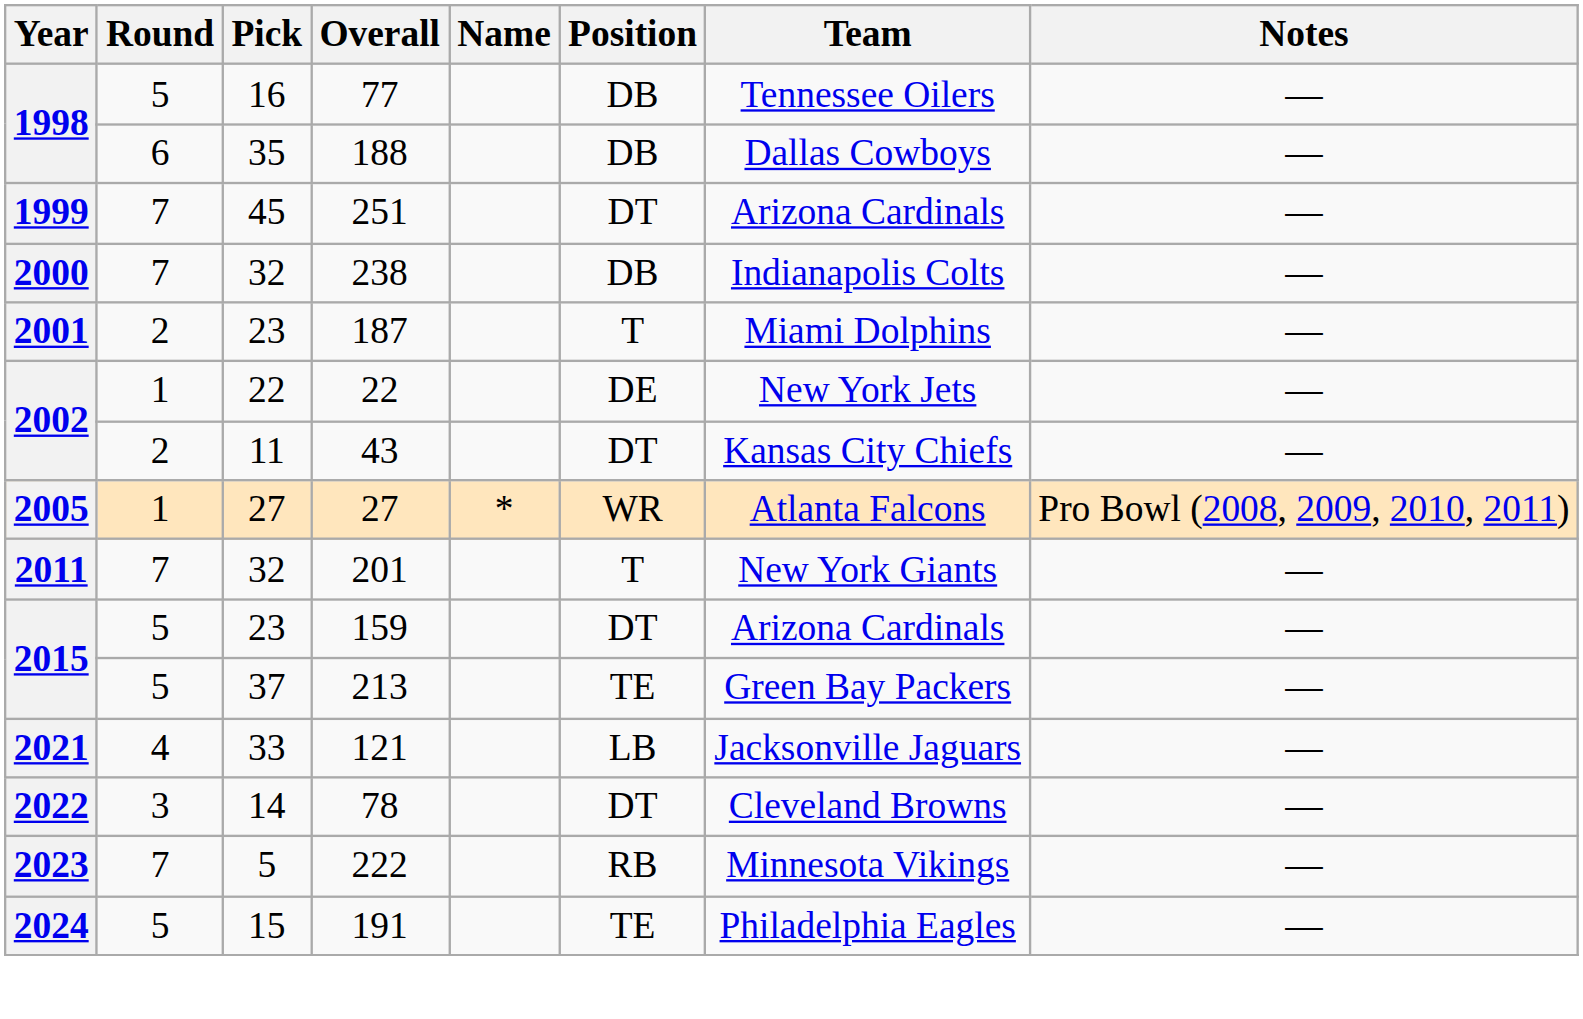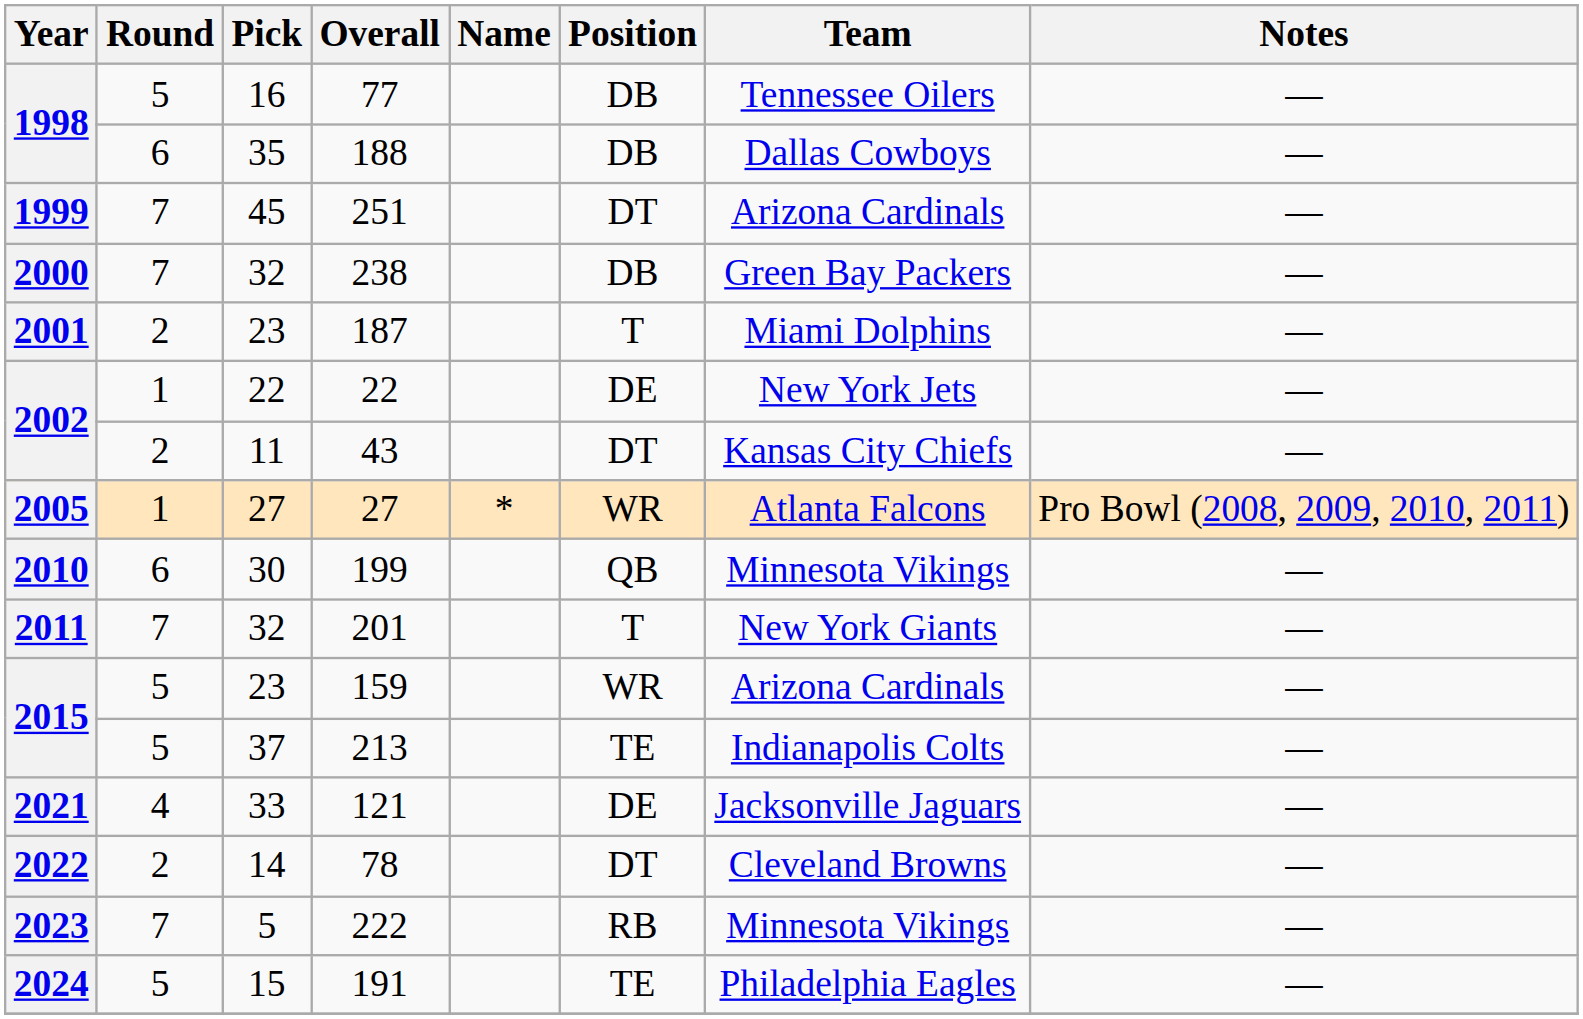(868, 271) Indianapolis Colts -> (868, 271) Green Bay Packers
+ row: (380, 568)
(633, 627) DT -> (633, 687) WR
(868, 687) Green Bay Packers -> (868, 746) Indianapolis Colts
(633, 746) LB -> (633, 806) DE
(160, 806) 3 -> (160, 865) 2
